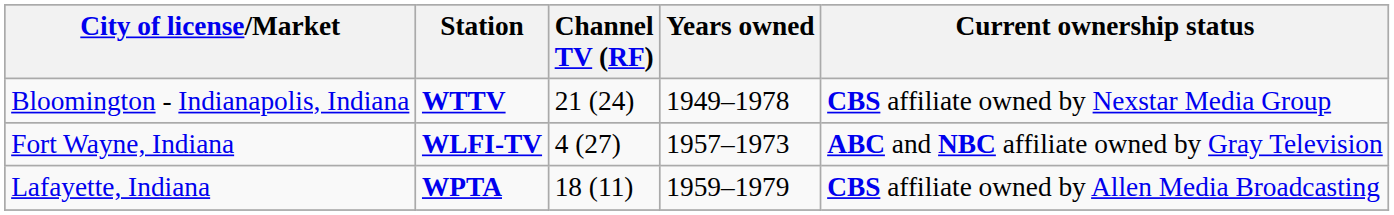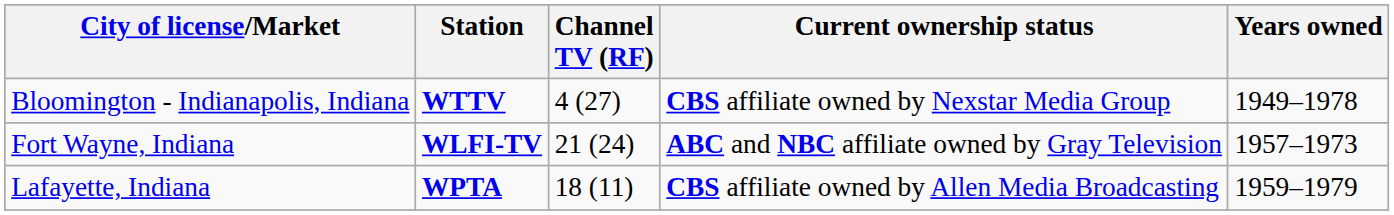columns swapped: (740, 26) <-> (1105, 26)
(595, 100) 21 (24) -> (588, 100) 4 (27)
(588, 143) 4 (27) -> (595, 143) 21 (24)
